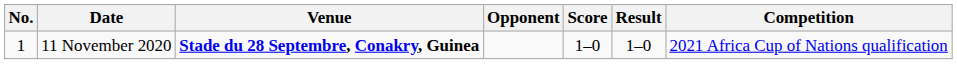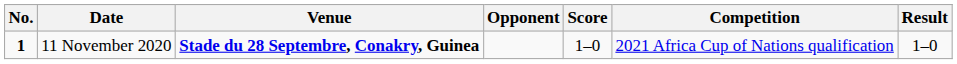columns swapped: (639, 17) <-> (809, 17)
(21, 44) normal -> (21, 44) bold
